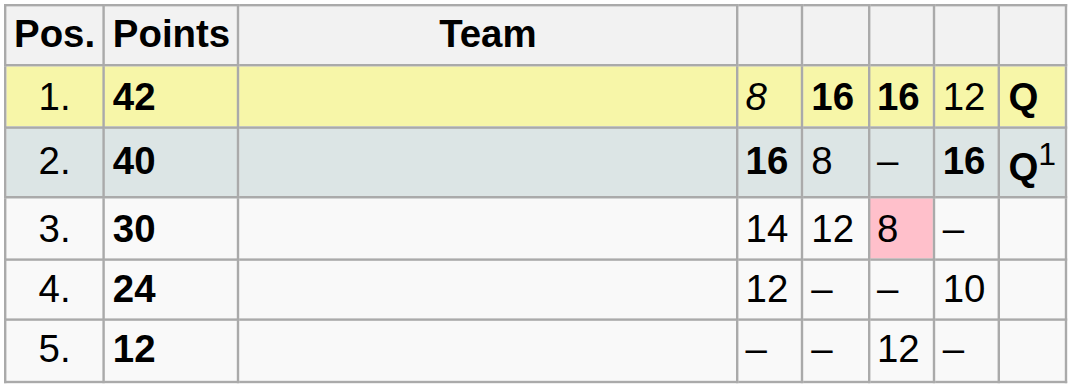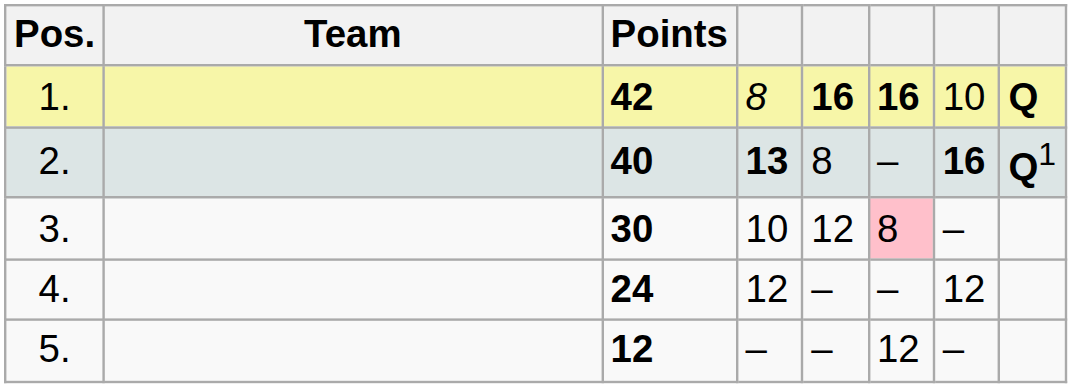columns swapped: (488, 34) <-> (172, 34)
(964, 95) 12 -> (964, 95) 10
(767, 161) 16 -> (767, 161) 13
(767, 228) 14 -> (767, 228) 10
(964, 288) 10 -> (964, 288) 12
